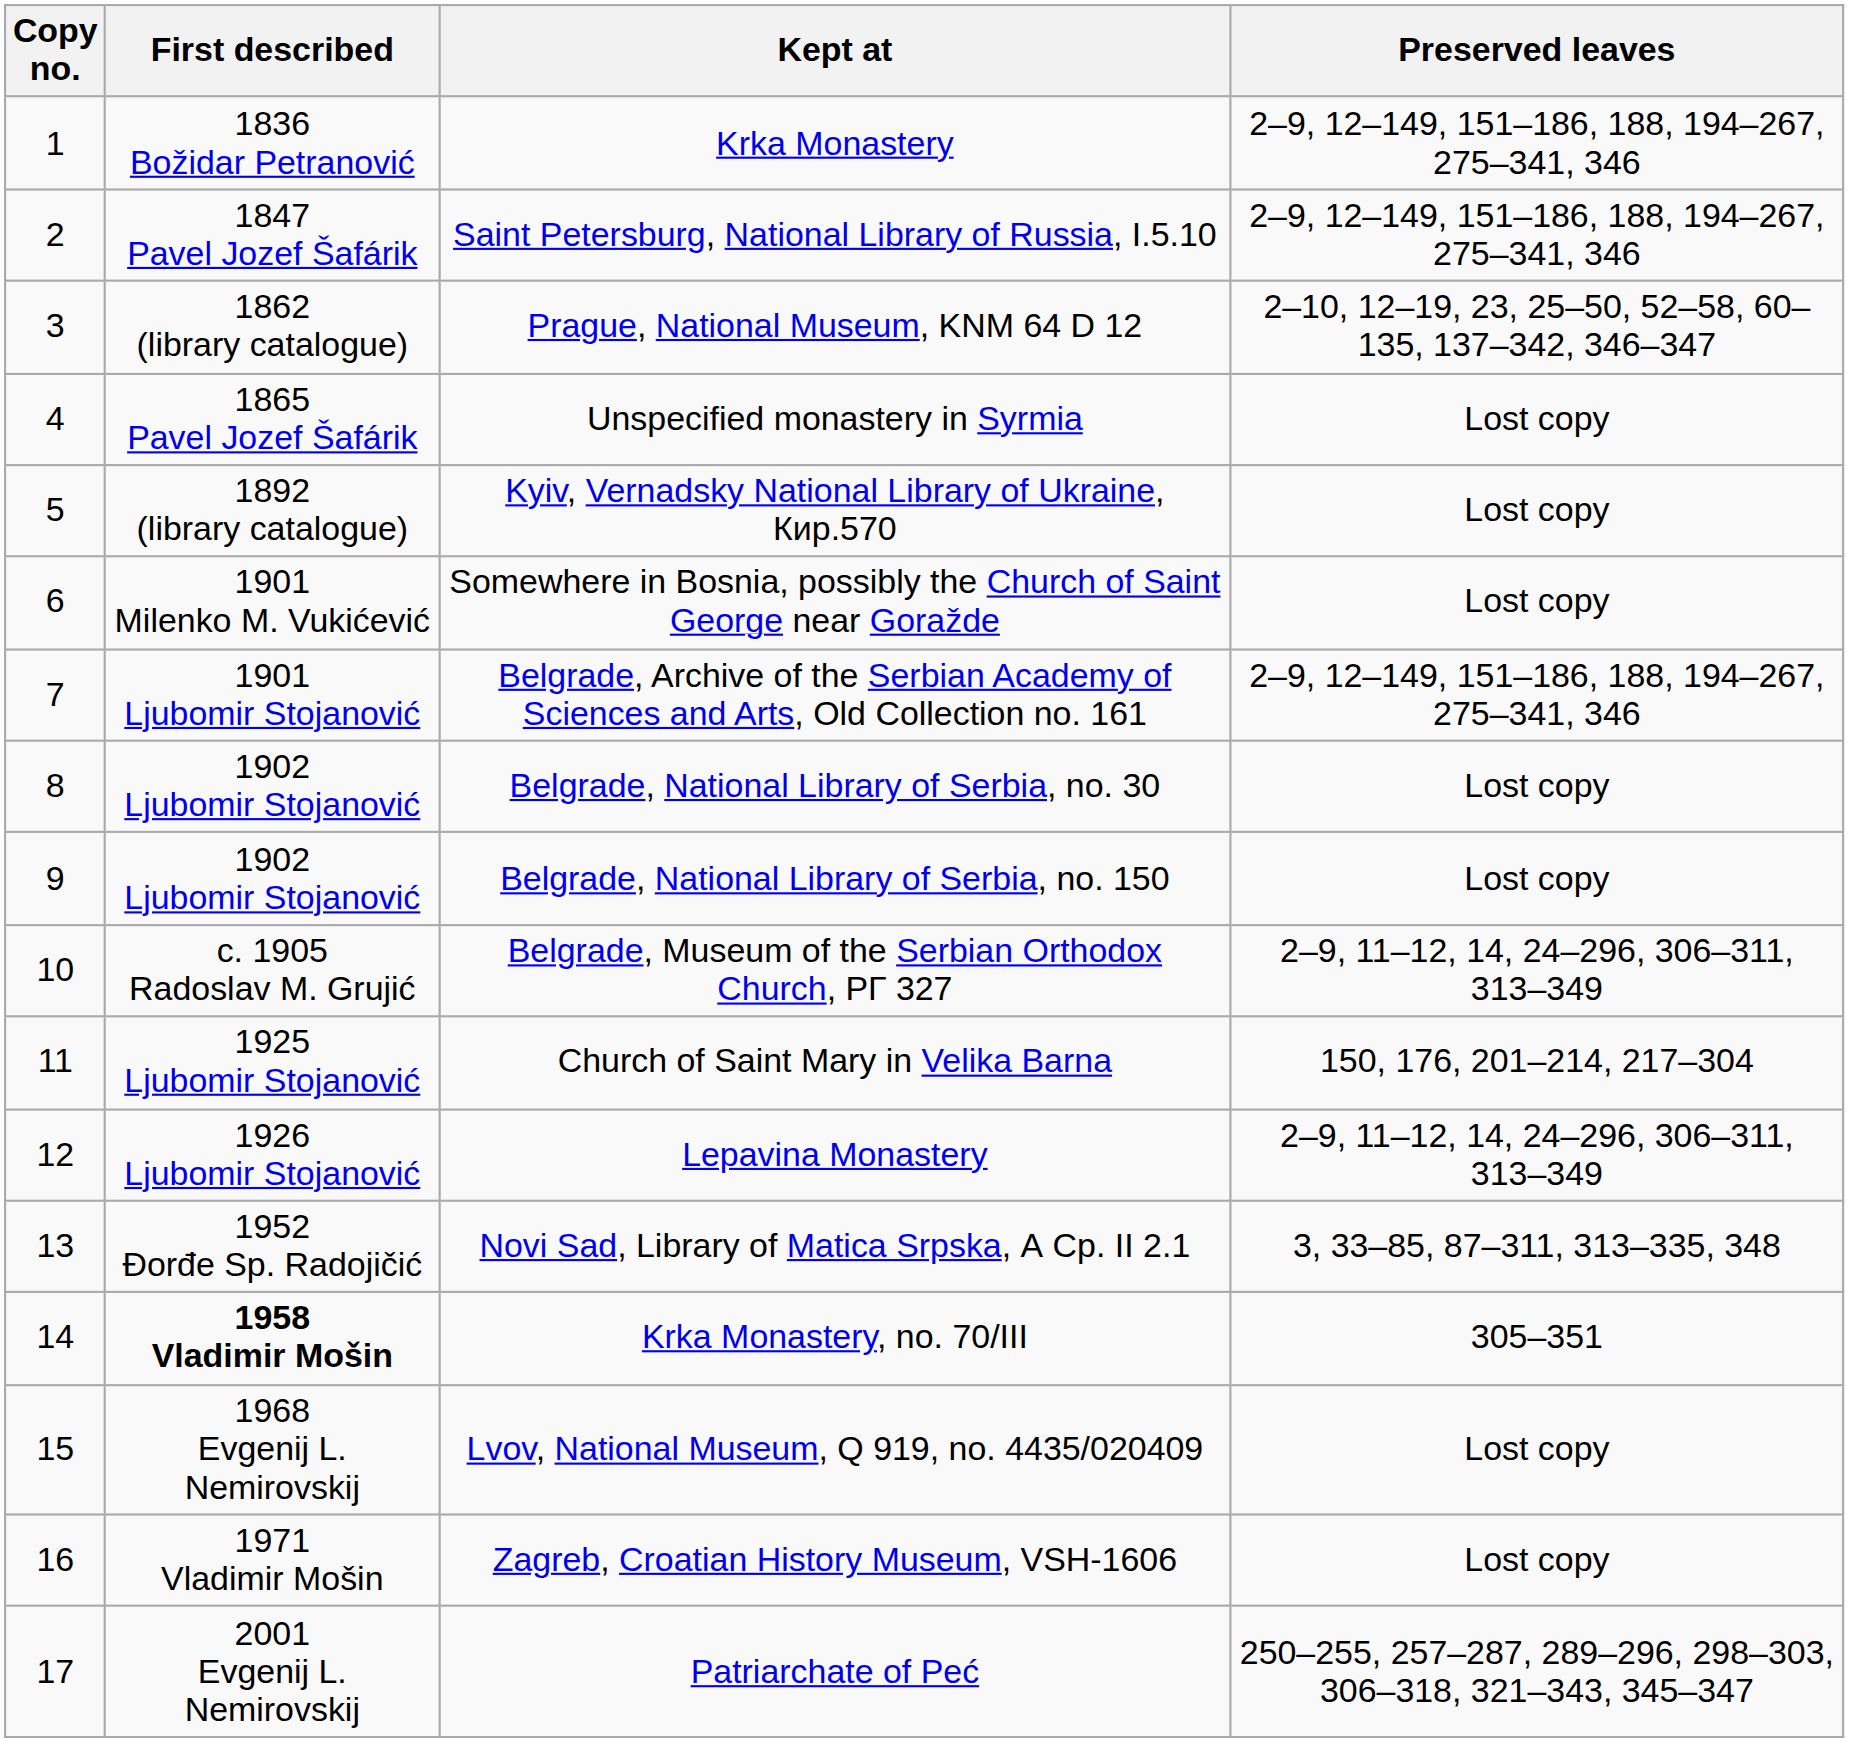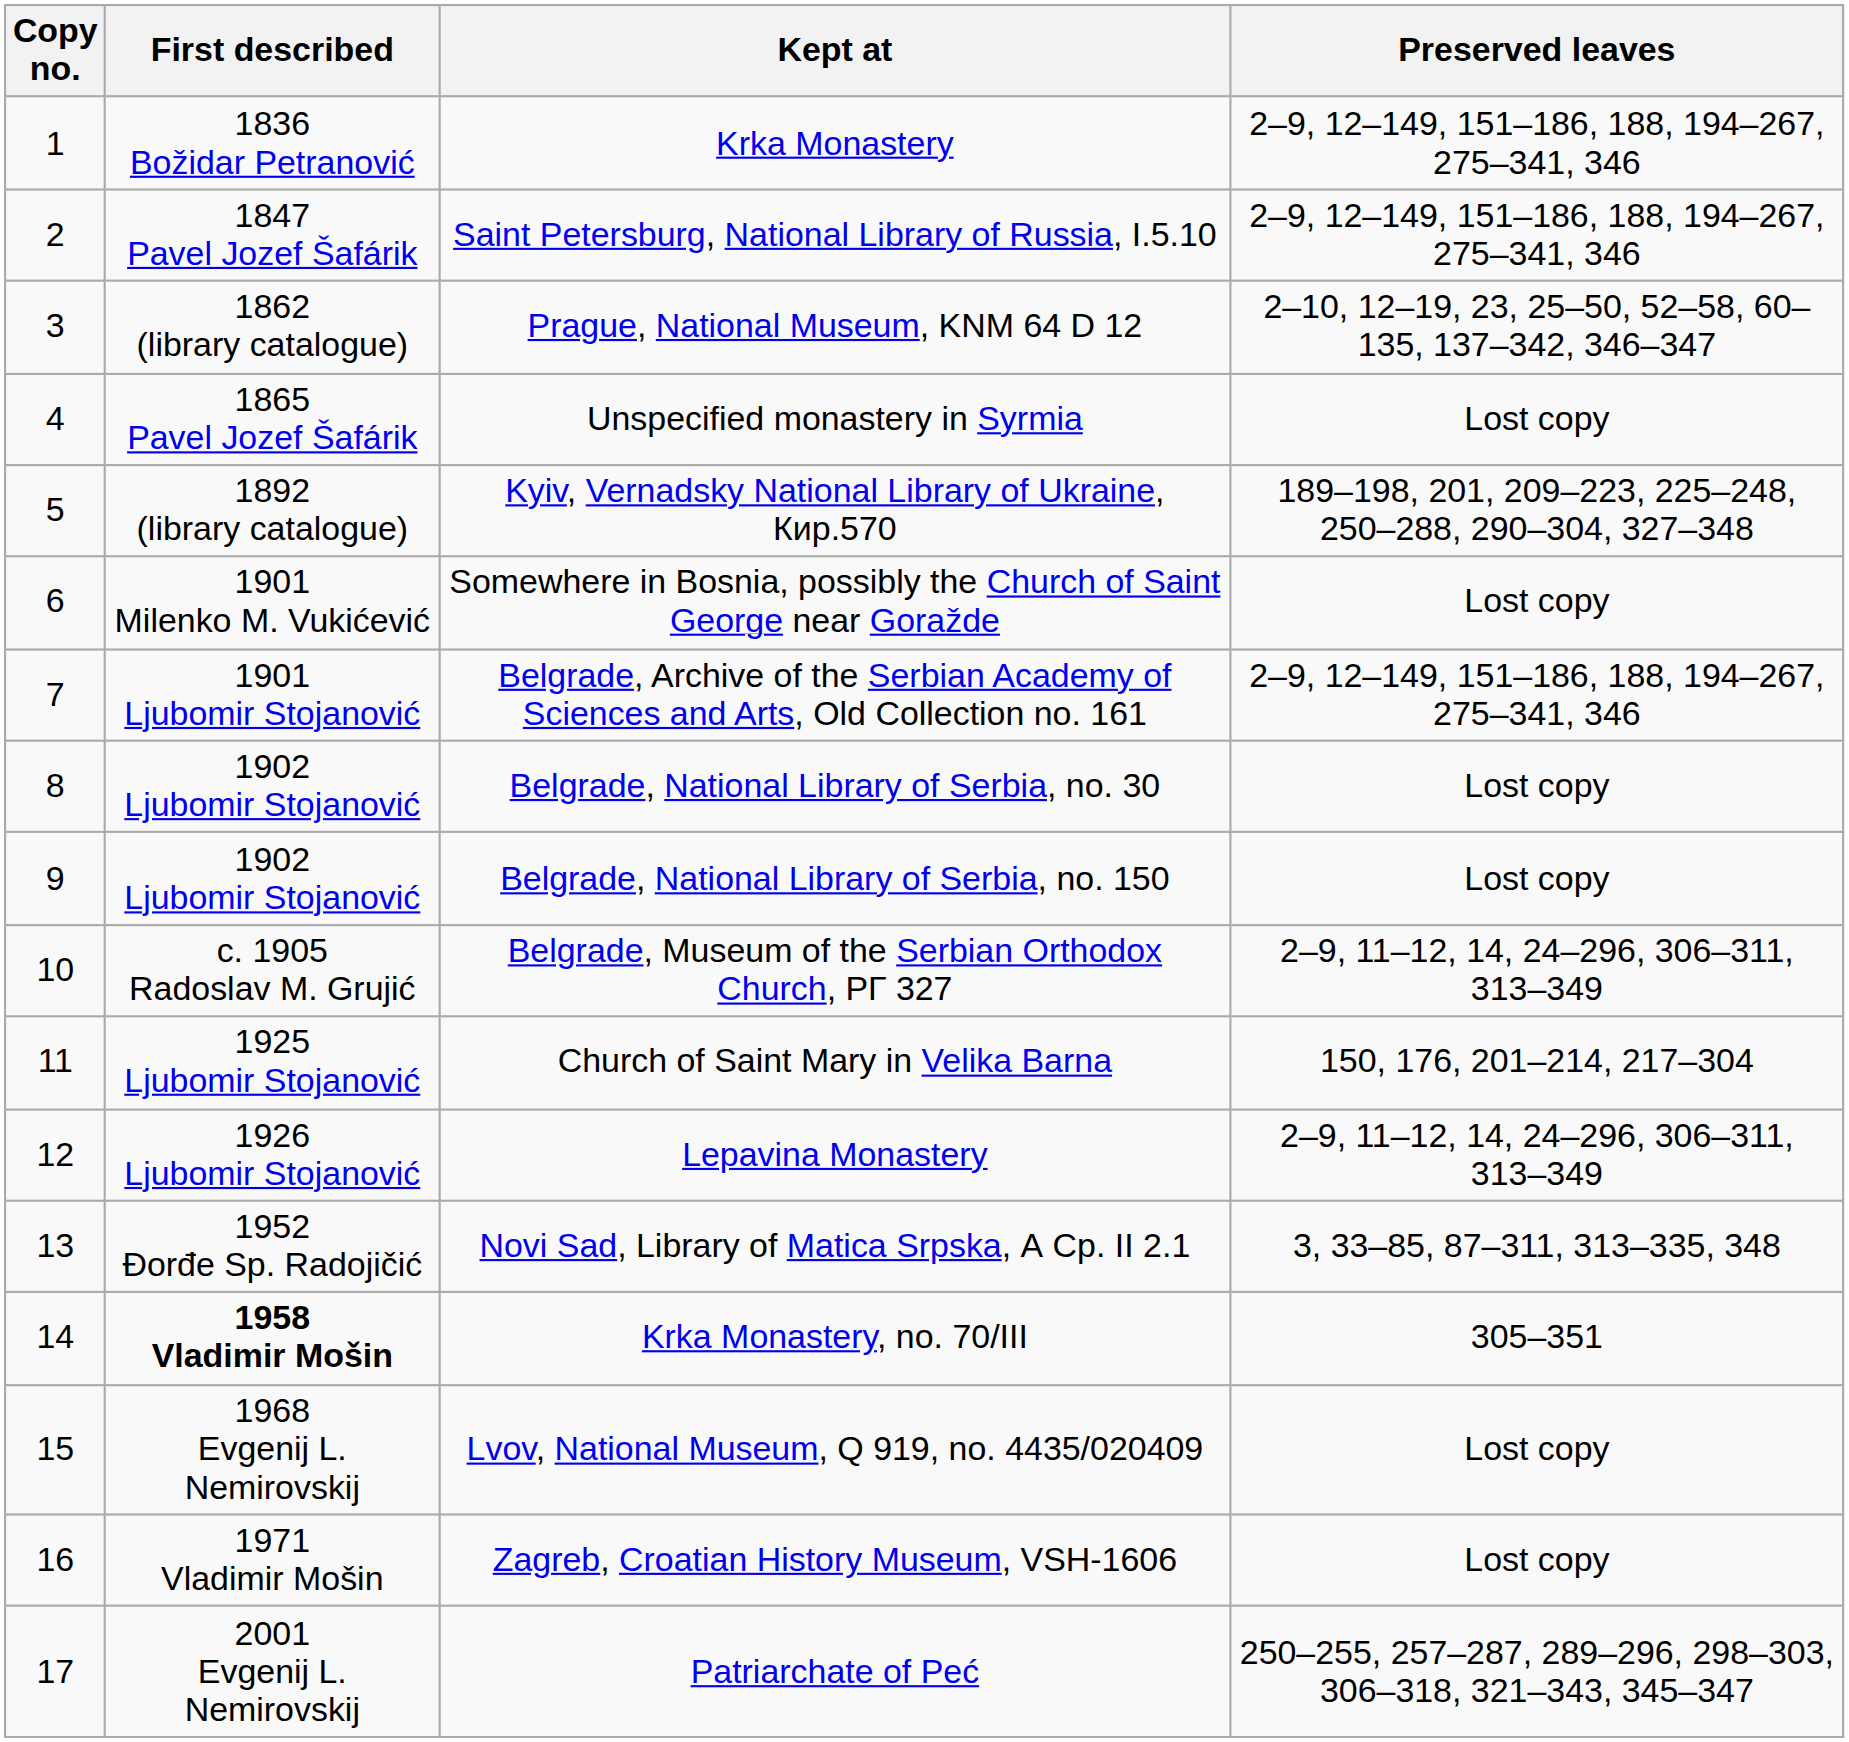(1537, 510) Lost copy -> (1537, 510) 189–198, 201, 209–223, 225–248, 250–288, 290–304, 327–348
